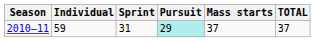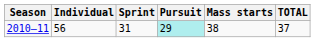(60, 29) 59 -> (60, 29) 56
(213, 29) 37 -> (213, 29) 38
